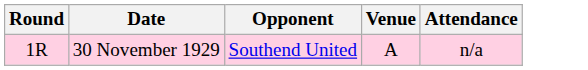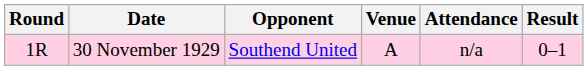+ column: (553, 19)
